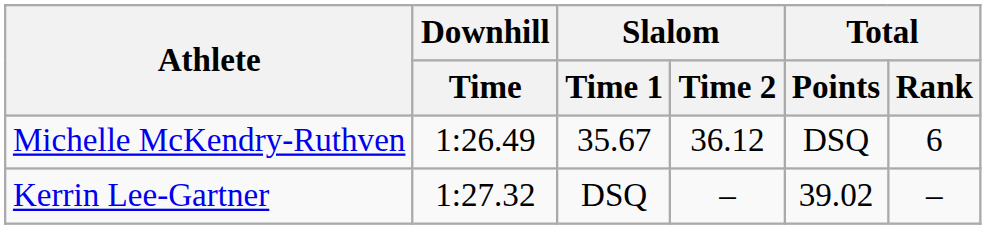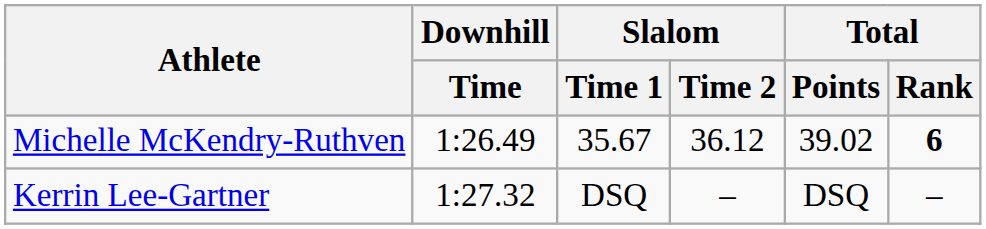(836, 141) DSQ -> (836, 141) 39.02
(934, 141) normal -> (934, 141) bold
(836, 196) 39.02 -> (836, 196) DSQ
